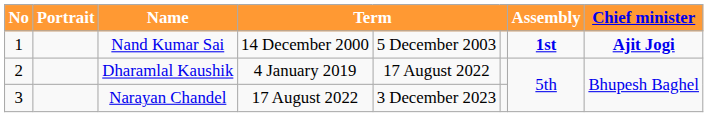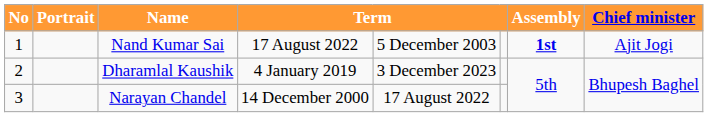(305, 44) 14 December 2000 -> (305, 44) 17 August 2022
(644, 44) bold -> (644, 44) normal
(436, 71) 17 August 2022 -> (436, 71) 3 December 2023
(305, 97) 17 August 2022 -> (305, 97) 14 December 2000
(436, 97) 3 December 2023 -> (436, 97) 17 August 2022
